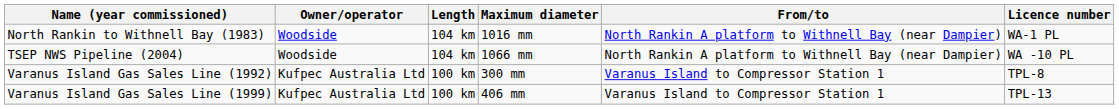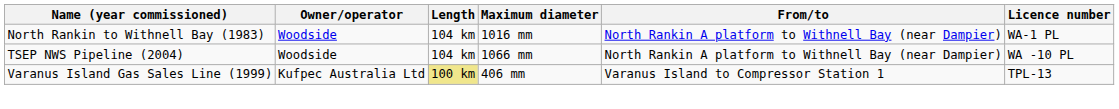- row: (140, 74)
(453, 94) no background -> (453, 74) khaki background
